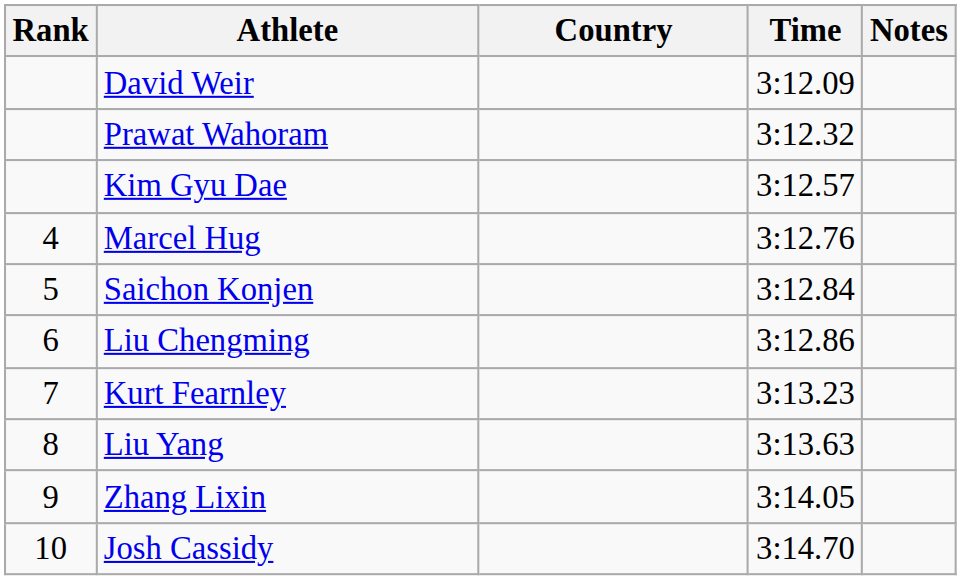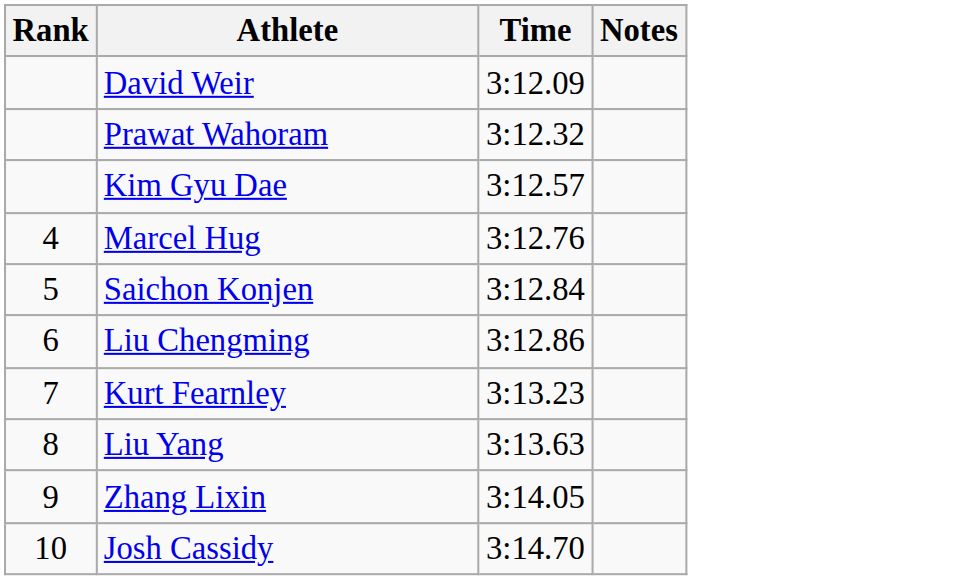- column: (614, 30)
